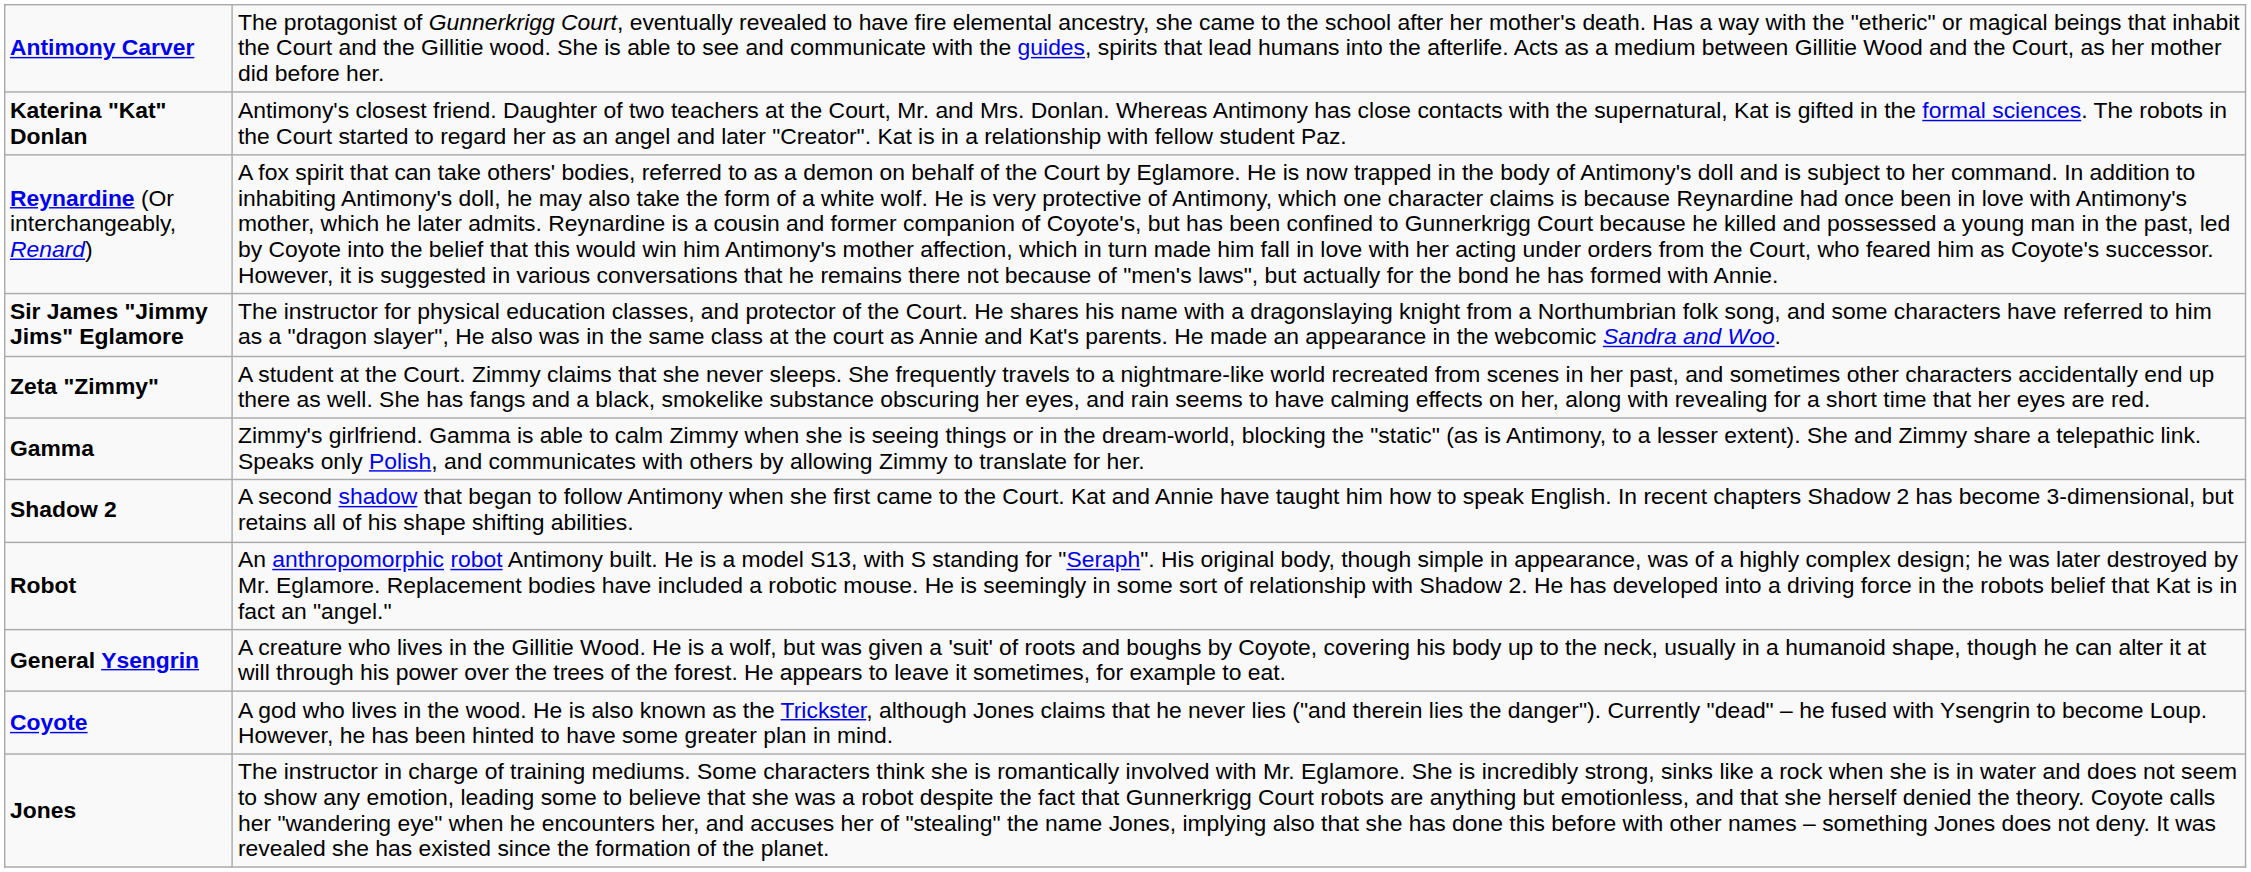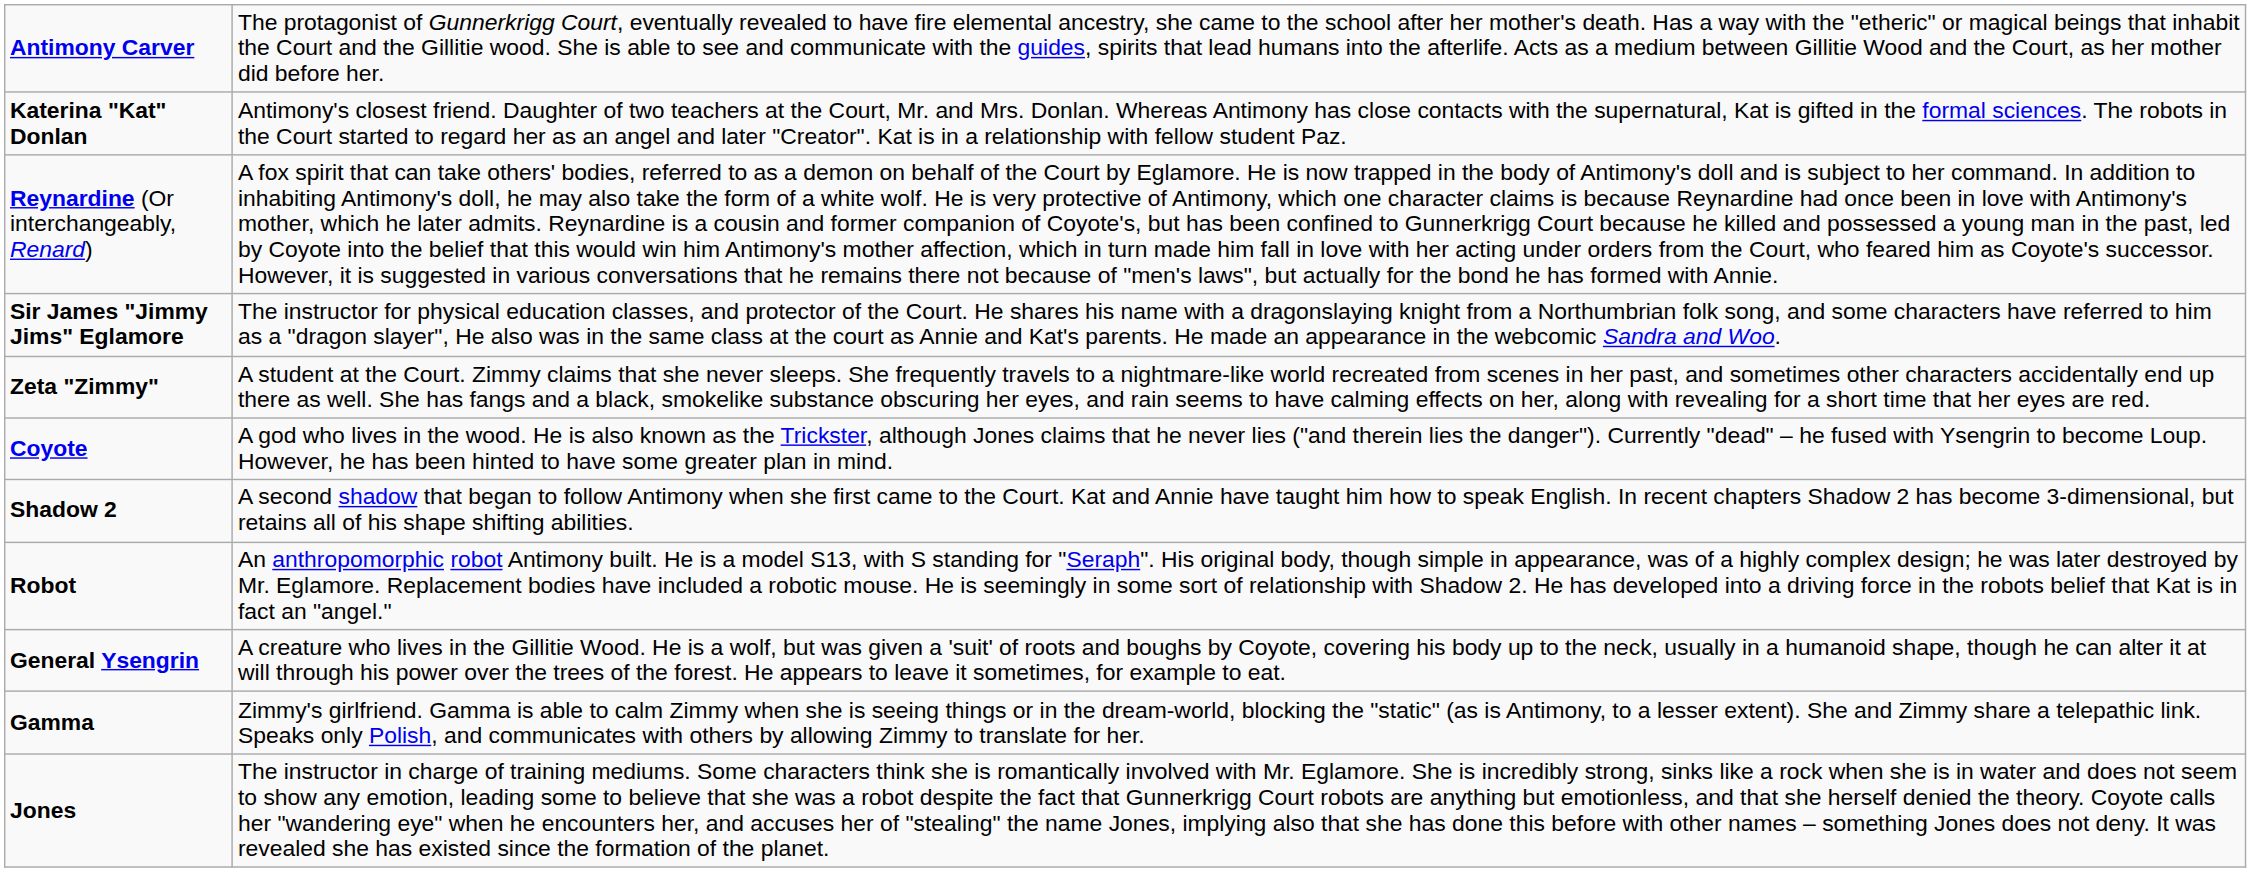rows swapped: (52, 448) <-> (49, 722)
